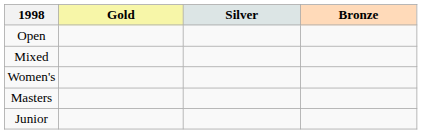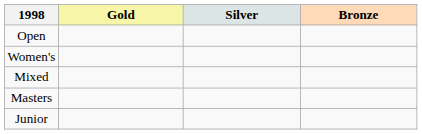rows swapped: (31, 77) <-> (31, 56)
